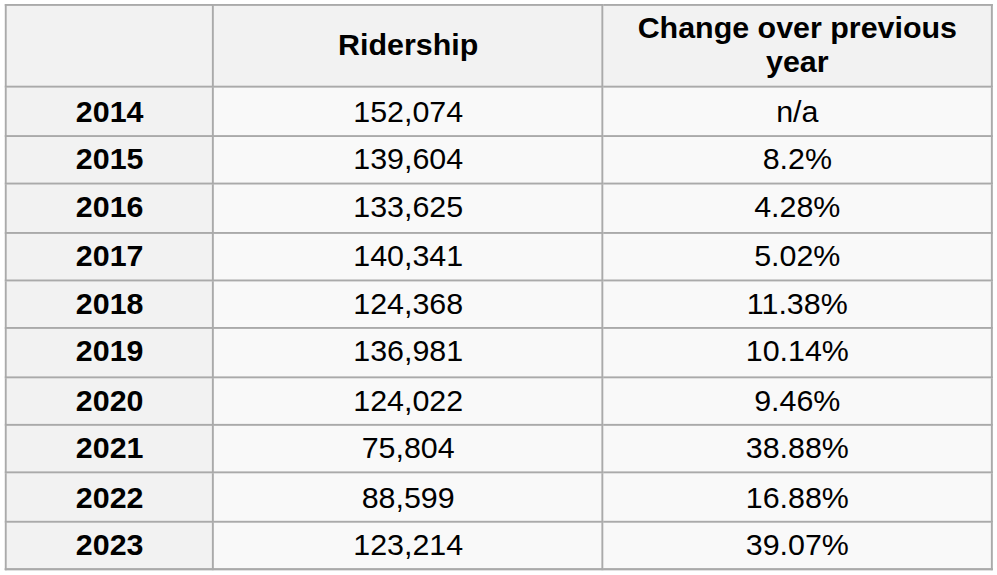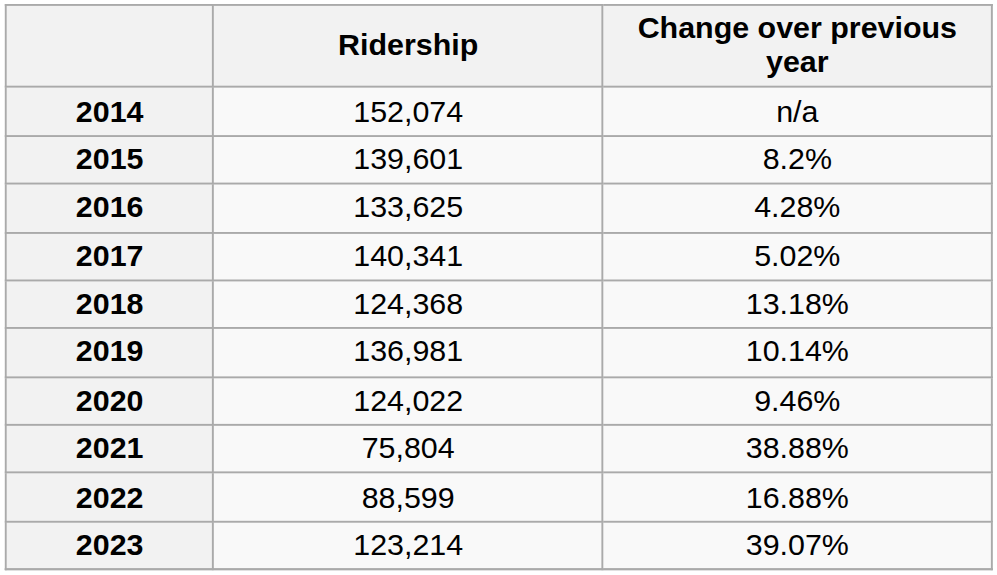(408, 159) 139,604 -> (408, 159) 139,601
(797, 303) 11.38% -> (797, 303) 13.18%
